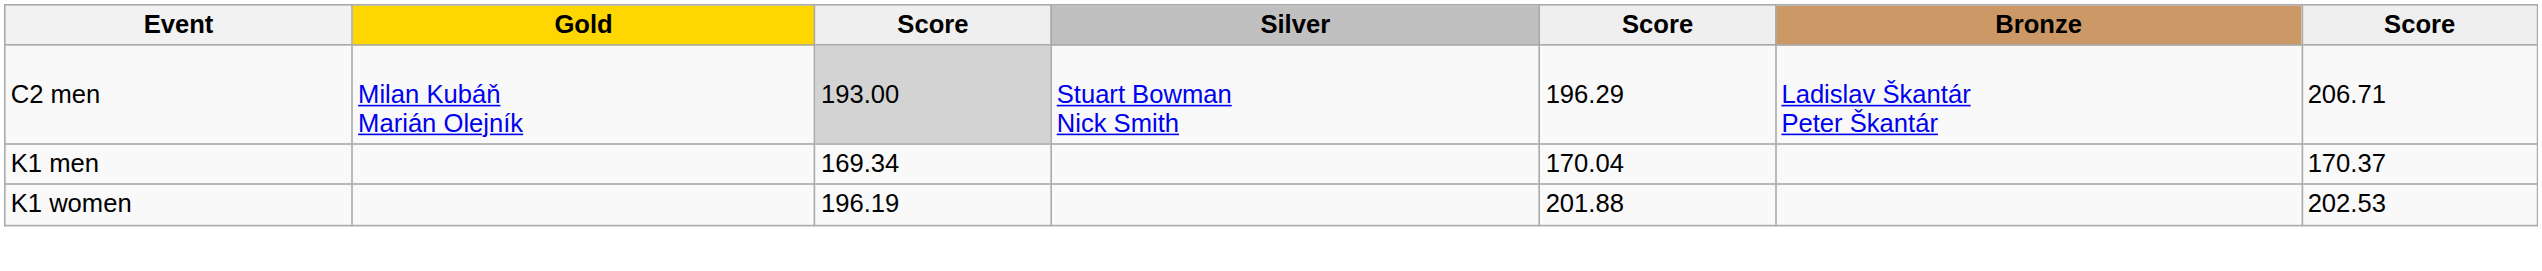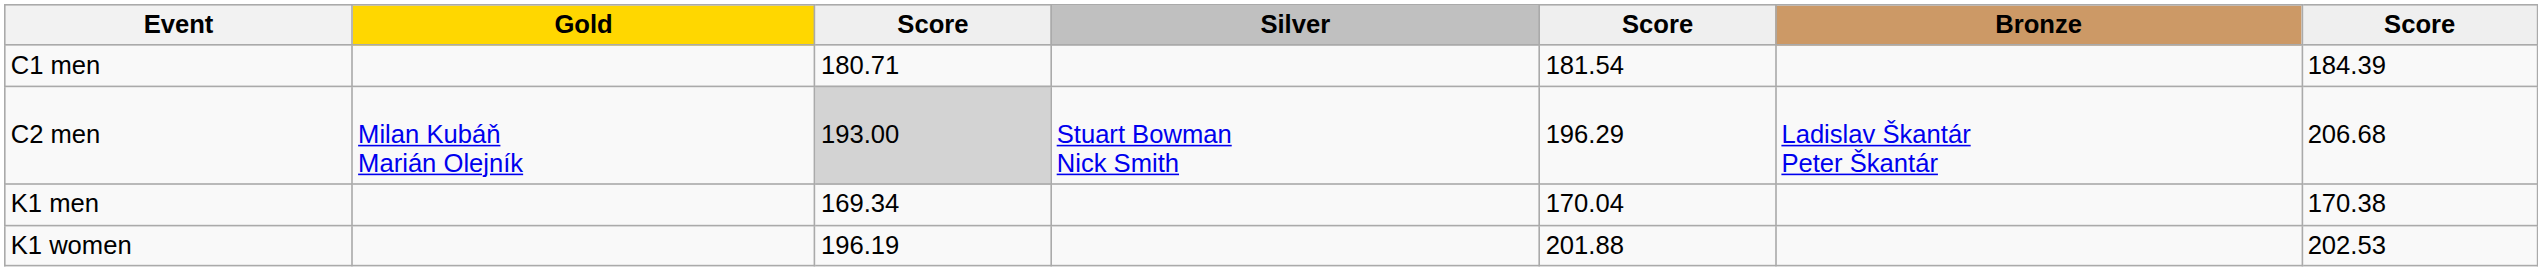+ row: (56, 65)
(2347, 94) 206.71 -> (2347, 134) 206.68
(2347, 163) 170.37 -> (2347, 204) 170.38
